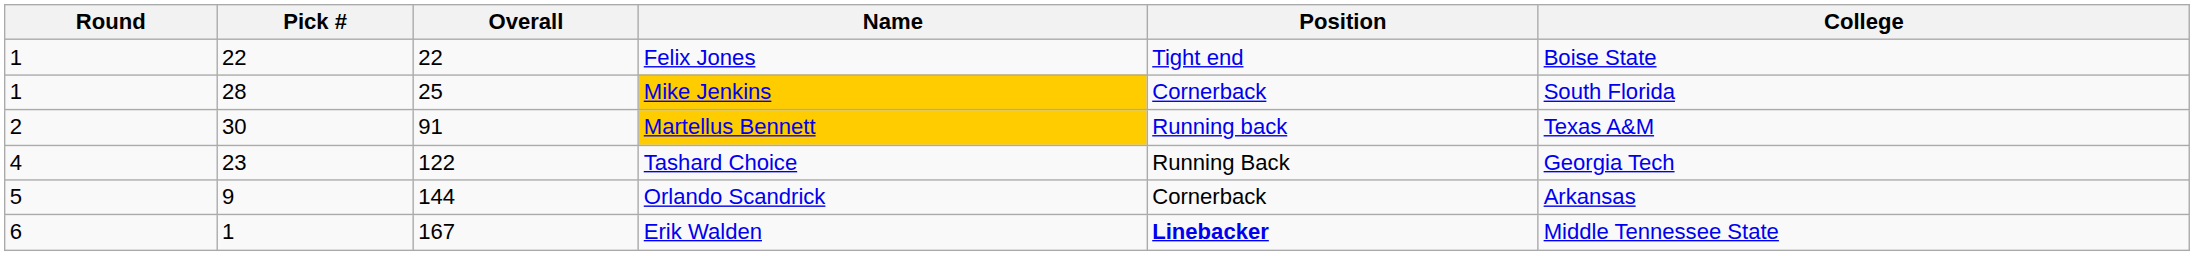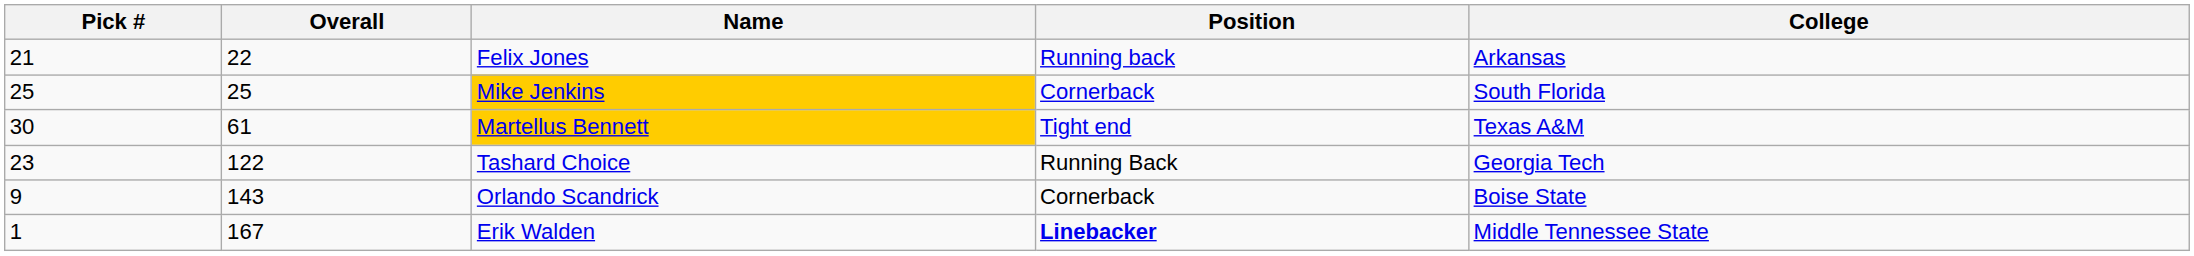- column: (111, 22)
(234, 57) 22 -> (22, 57) 21
(1198, 57) Tight end -> (1108, 57) Running back
(1600, 57) Boise State -> (1520, 57) Arkansas
(234, 92) 28 -> (22, 92) 25
(431, 127) 91 -> (239, 127) 61
(1220, 127) Running back -> (1086, 127) Tight end
(437, 197) 144 -> (246, 197) 143
(1590, 197) Arkansas -> (1530, 197) Boise State
